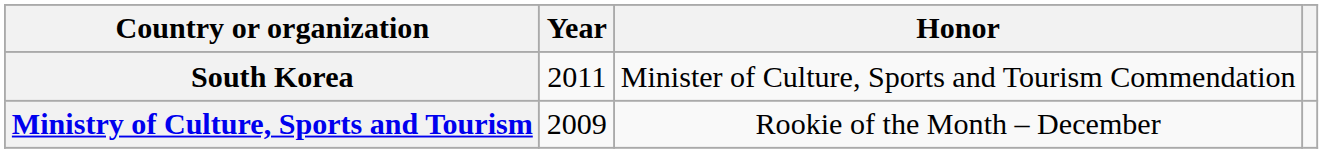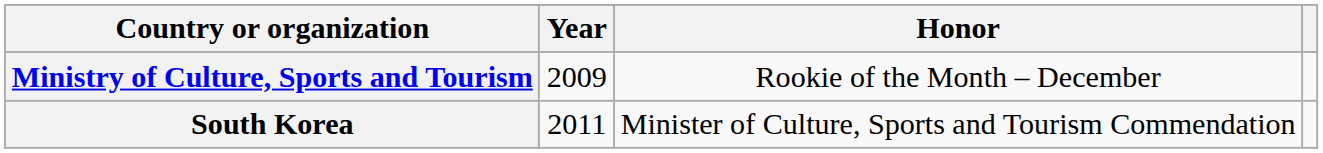rows swapped: (272, 123) <-> (272, 76)
